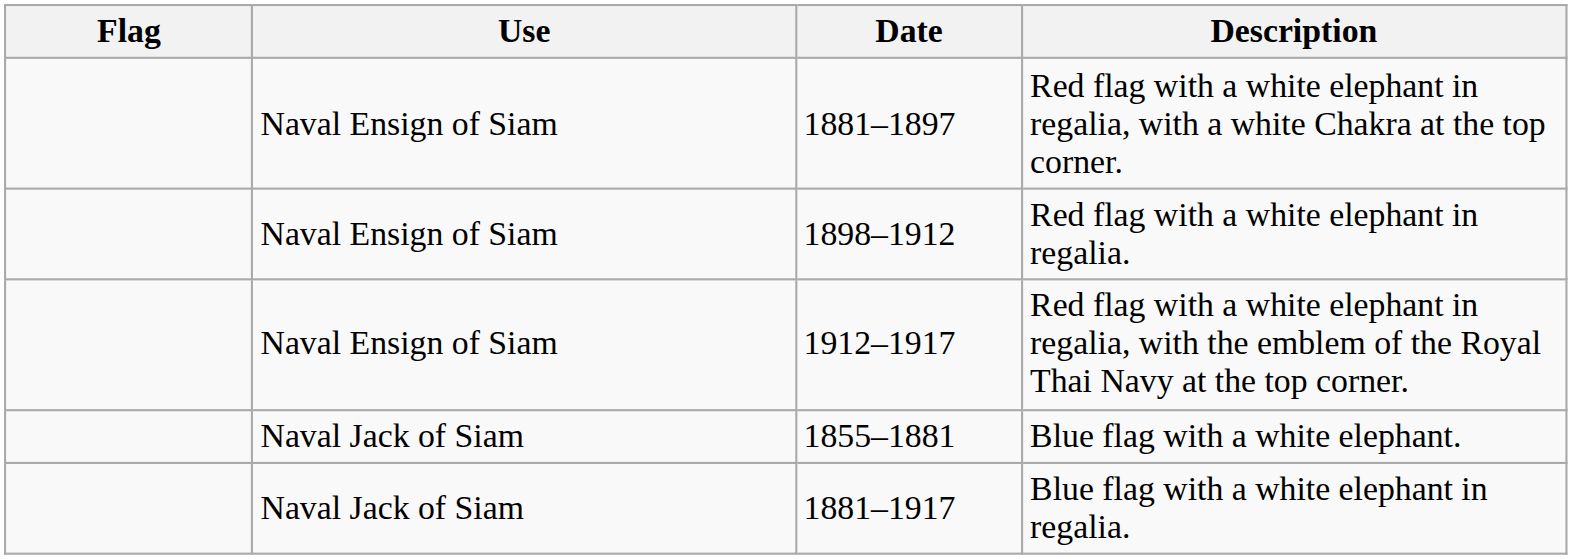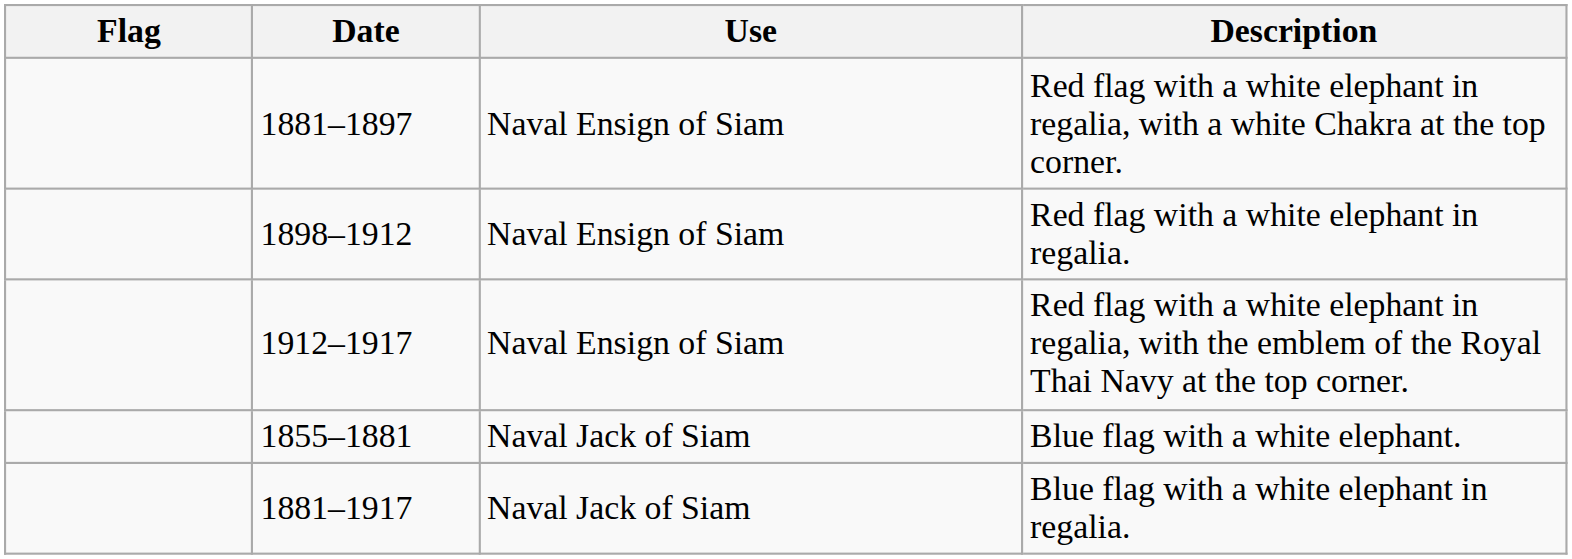columns swapped: (909, 31) <-> (524, 31)
